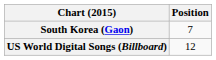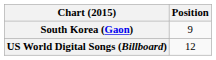(190, 30) 7 -> (190, 30) 9
